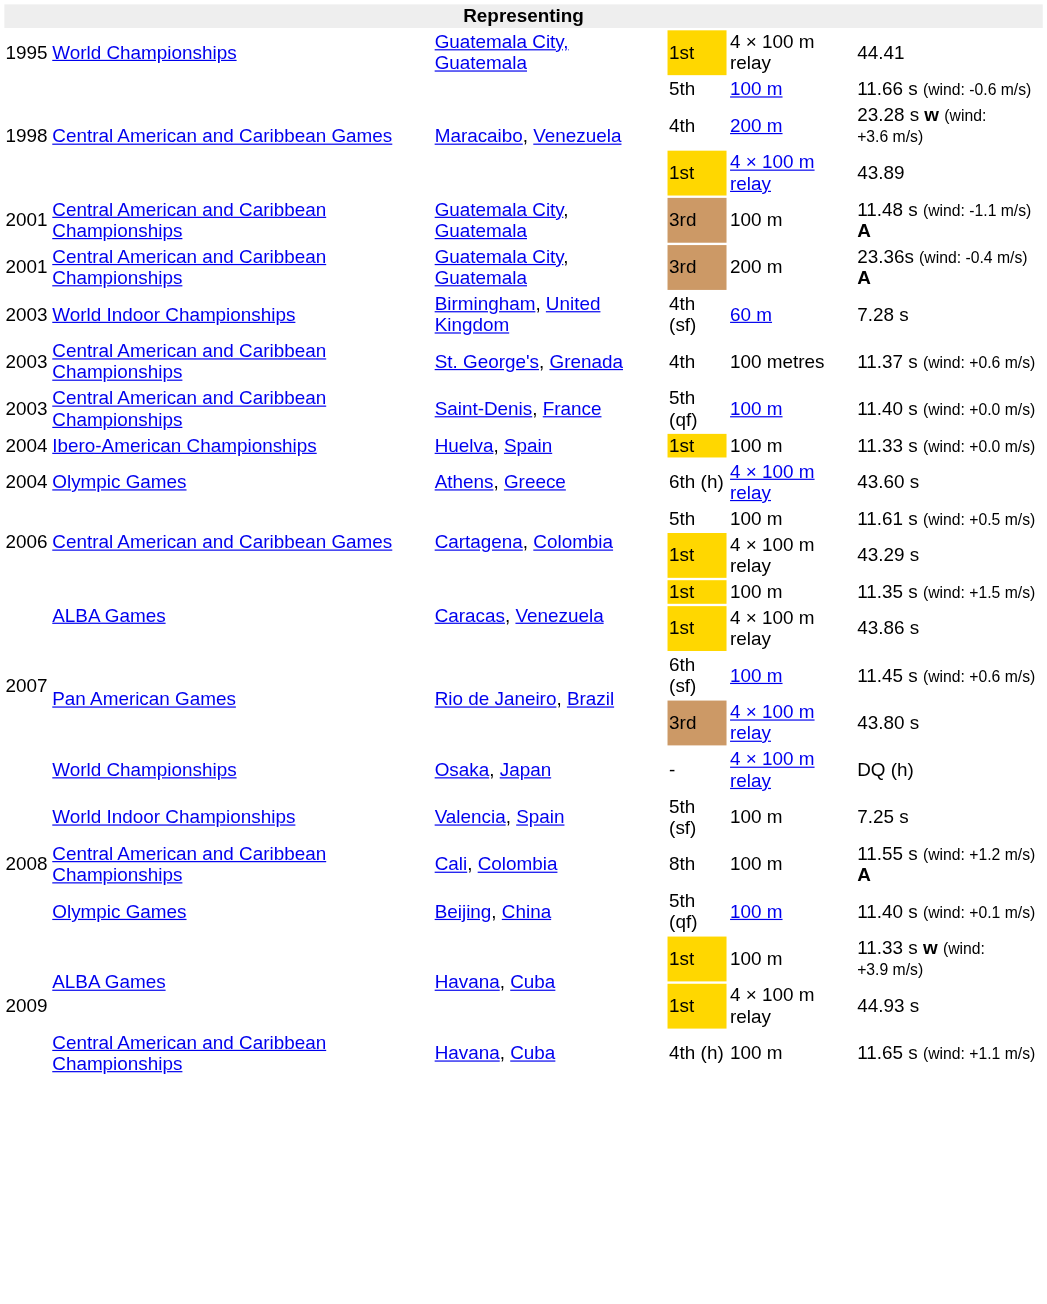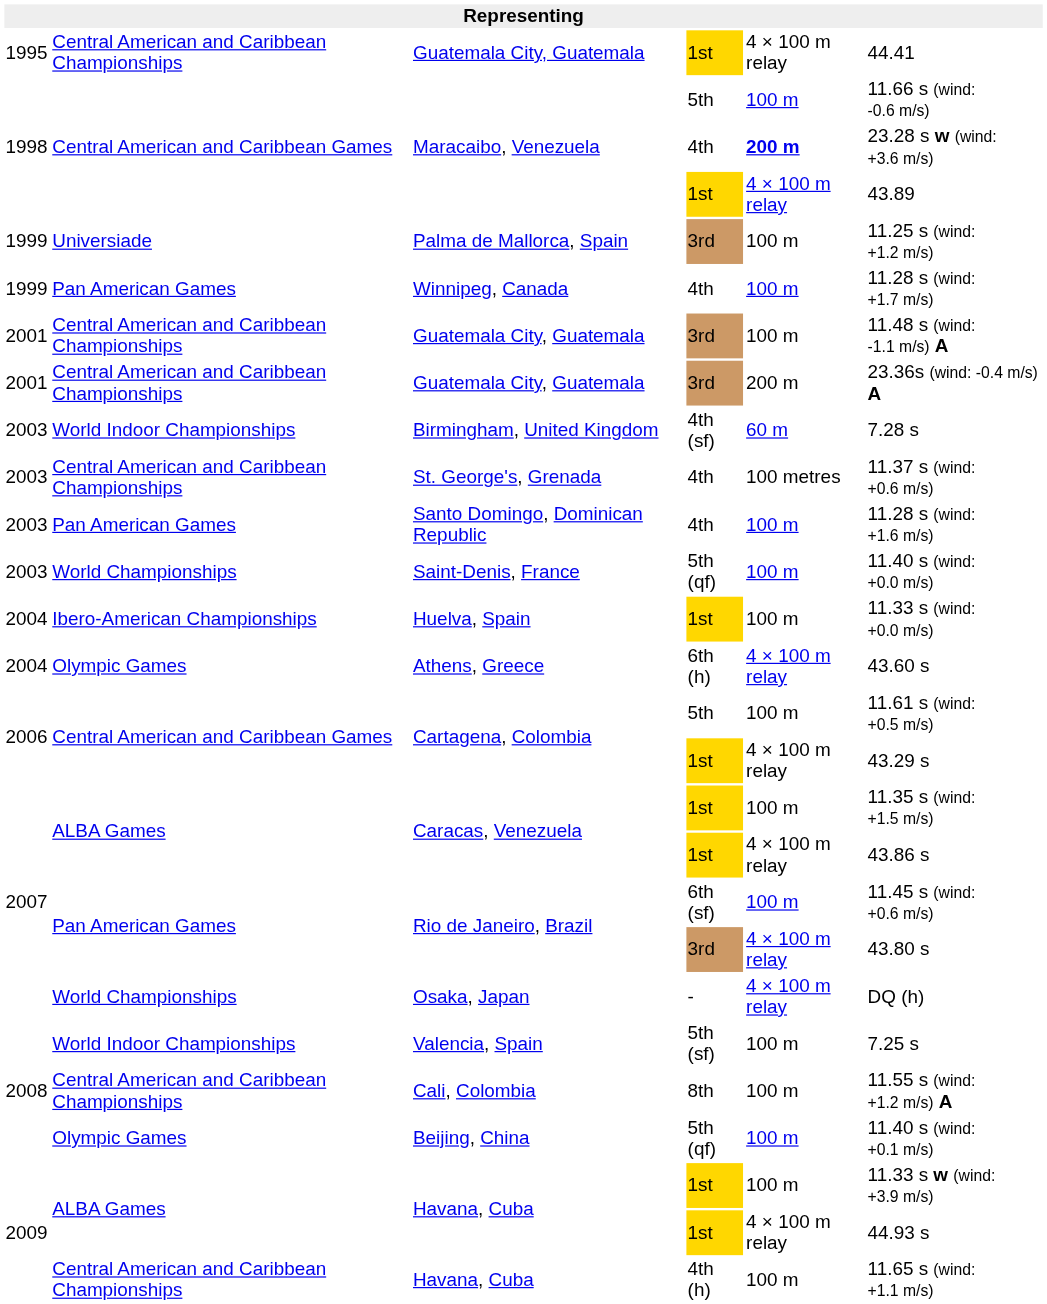(144, 52) World Championships -> (189, 52) Central American and Caribbean Championships
(756, 125) normal -> (773, 147) bold
+ row: (521, 241)
+ row: (491, 288)
+ row: (528, 524)
(189, 409) Central American and Caribbean Championships -> (144, 571) World Championships
